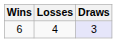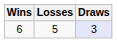(55, 29) 4 -> (55, 29) 5
